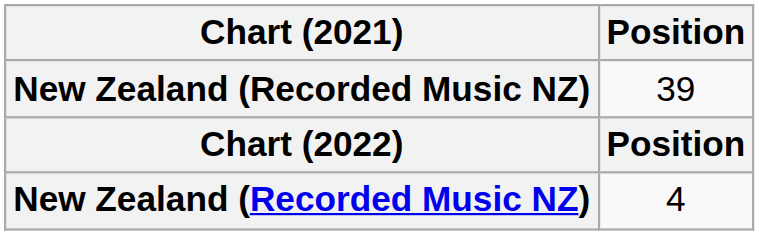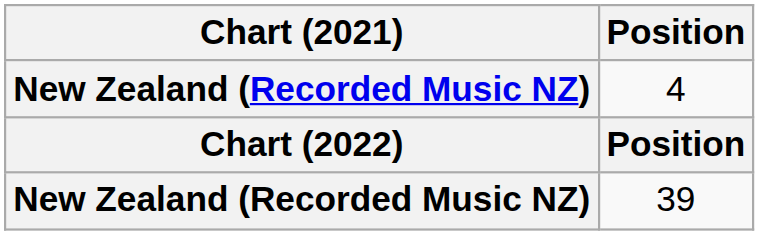rows swapped: (676, 199) <-> (676, 88)
